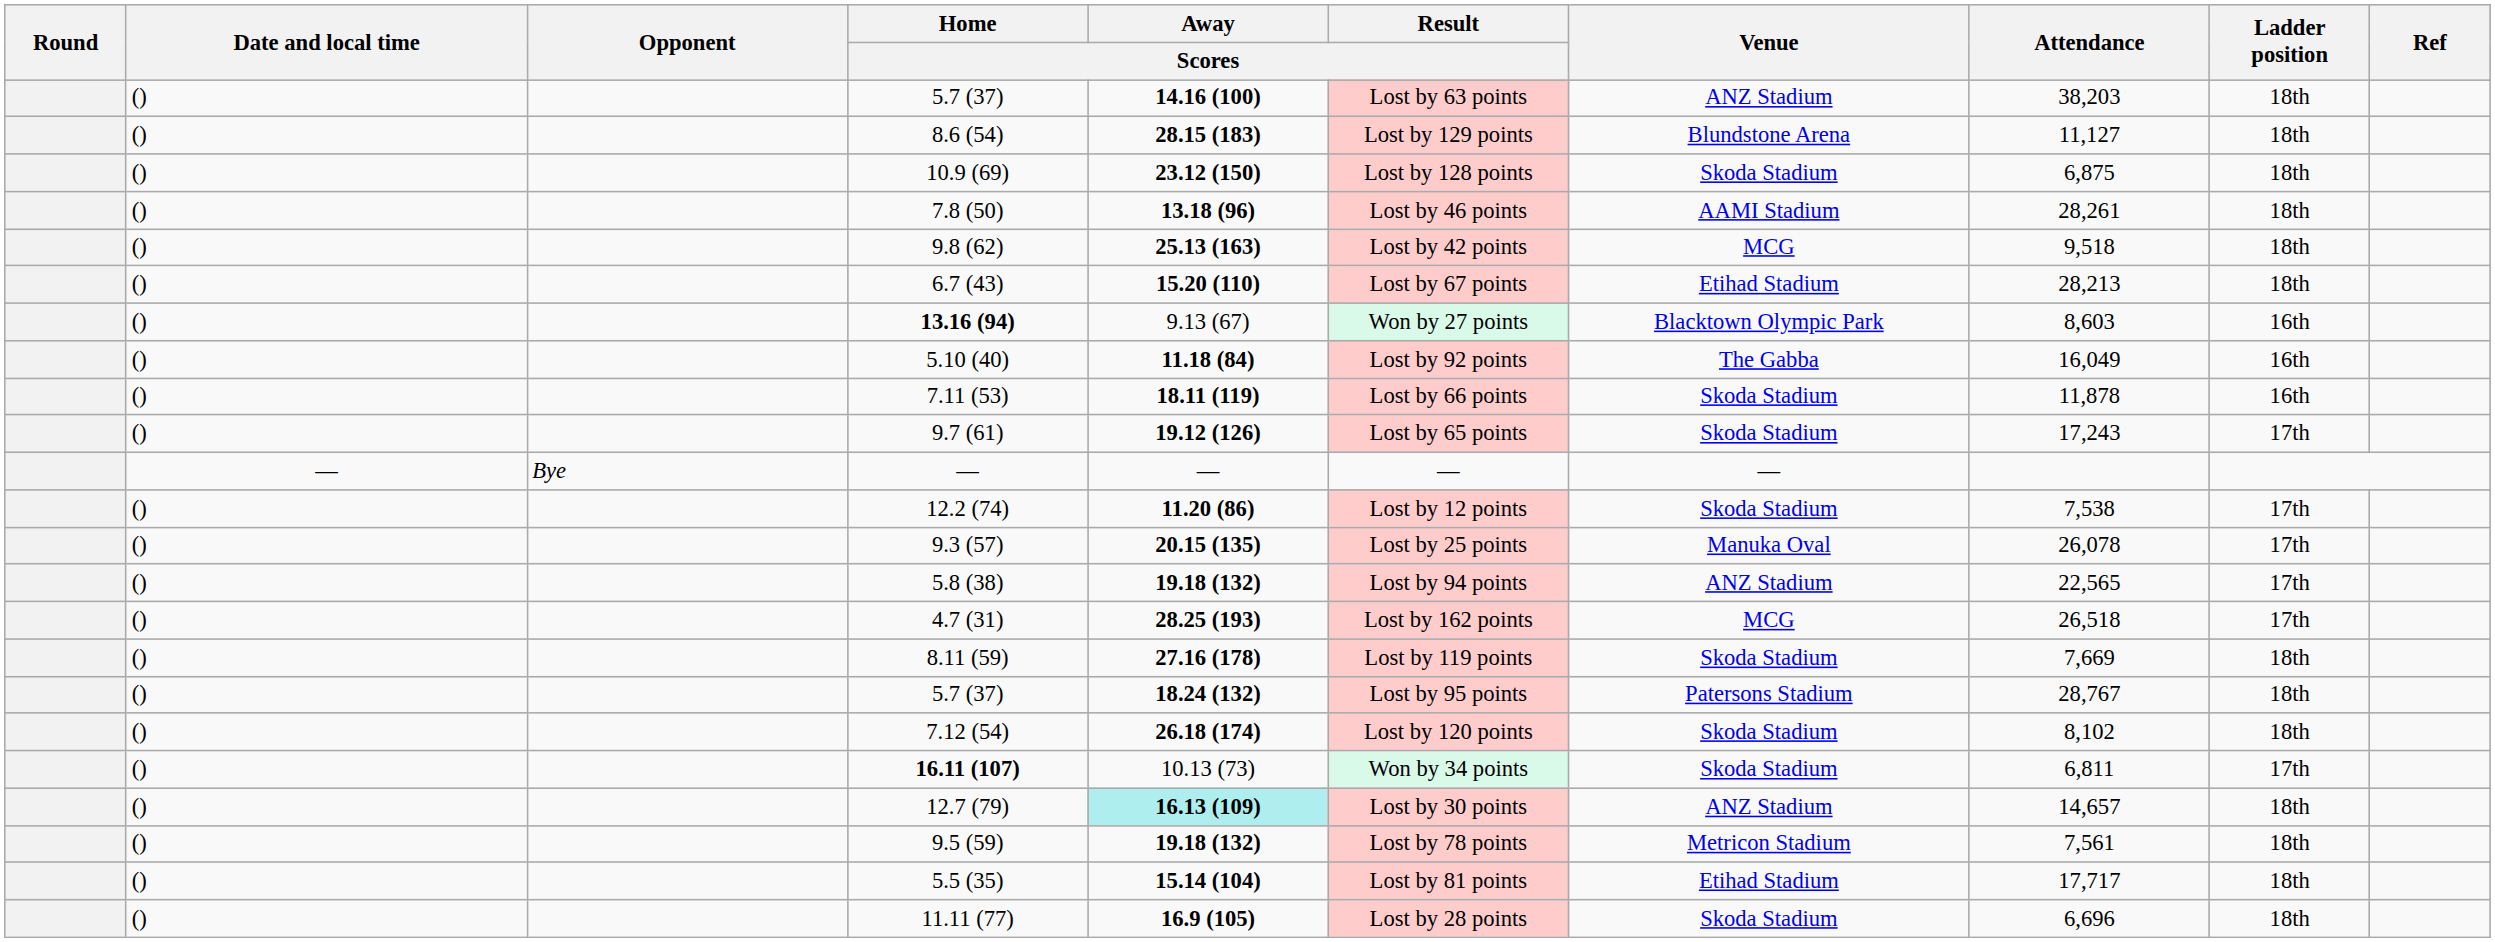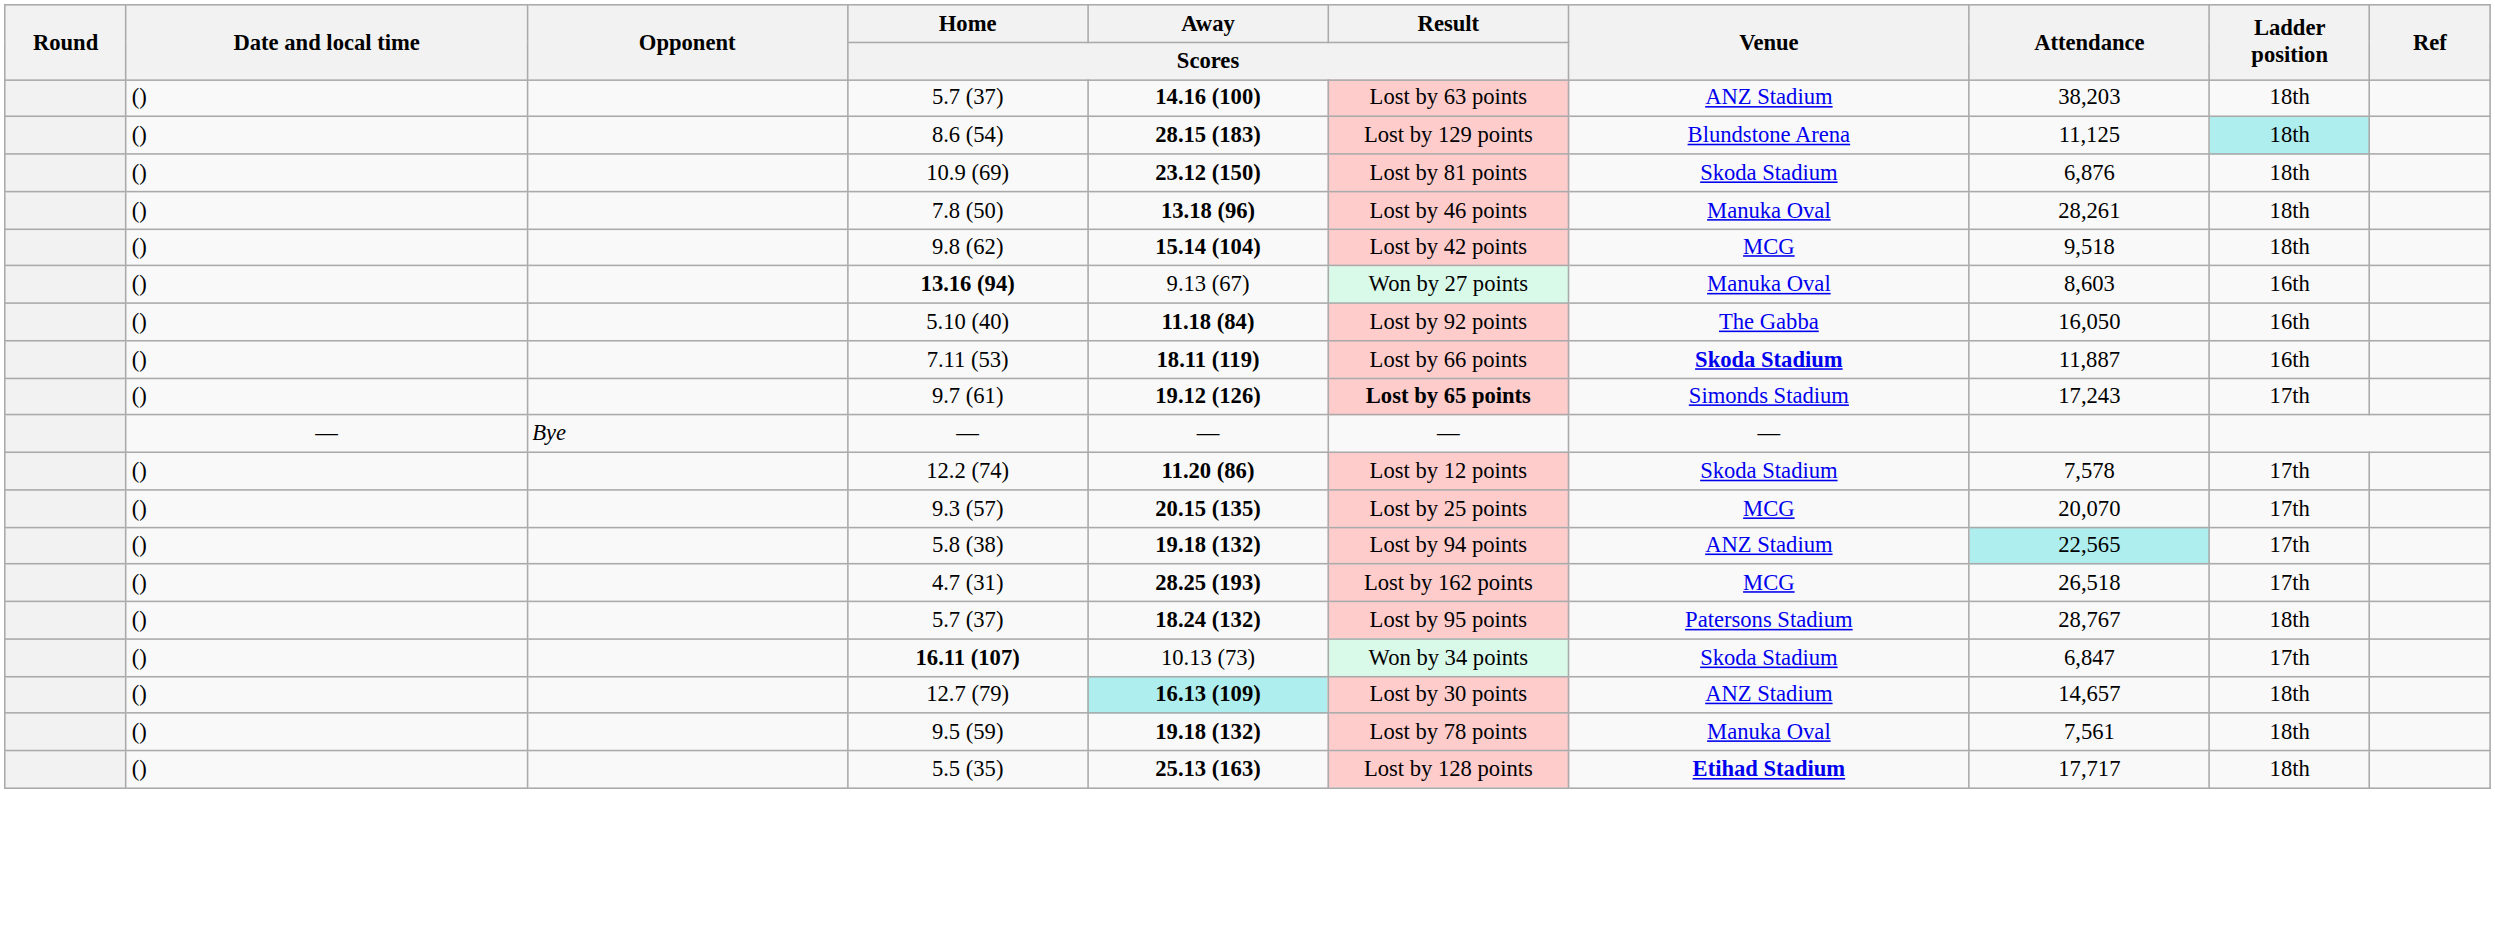(2089, 135) 11,127 -> (2089, 135) 11,125
(2290, 135) no background -> (2290, 135) paleturquoise background
(1448, 172) Lost by 128 points -> (1448, 172) Lost by 81 points
(2089, 172) 6,875 -> (2089, 172) 6,876
(1769, 209) AAMI Stadium -> (1769, 209) Manuka Oval
(1208, 247) 25.13 (163) -> (1208, 247) 15.14 (104)
- row: (139, 284)
(1769, 321) Blacktown Olympic Park -> (1769, 284) Manuka Oval
(2089, 359) 16,049 -> (2089, 321) 16,050
(1769, 396) normal -> (1769, 359) bold
(2089, 396) 11,878 -> (2089, 359) 11,887
(1448, 433) normal -> (1448, 396) bold
(1769, 433) Skoda Stadium -> (1769, 396) Simonds Stadium
(2089, 508) 7,538 -> (2089, 470) 7,578
(1769, 545) Manuka Oval -> (1769, 508) MCG
(2089, 545) 26,078 -> (2089, 508) 20,070
(2089, 582) no background -> (2089, 545) paleturquoise background
- row: (139, 657)
- row: (139, 731)
(2089, 769) 6,811 -> (2089, 657) 6,847
(1769, 843) Metricon Stadium -> (1769, 731) Manuka Oval
(1208, 881) 15.14 (104) -> (1208, 769) 25.13 (163)
(1448, 881) Lost by 81 points -> (1448, 769) Lost by 128 points
(1769, 881) normal -> (1769, 769) bold
- row: (139, 918)
